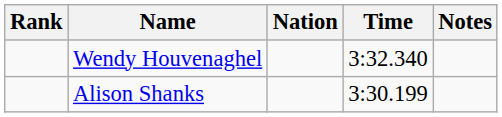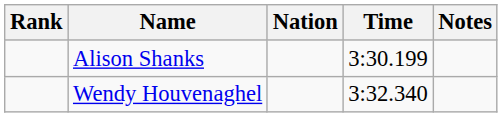rows swapped: (138, 93) <-> (168, 58)
